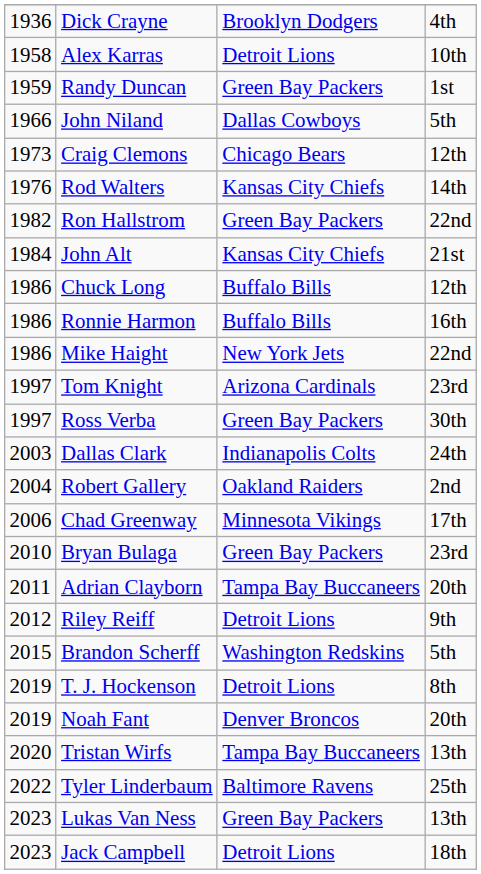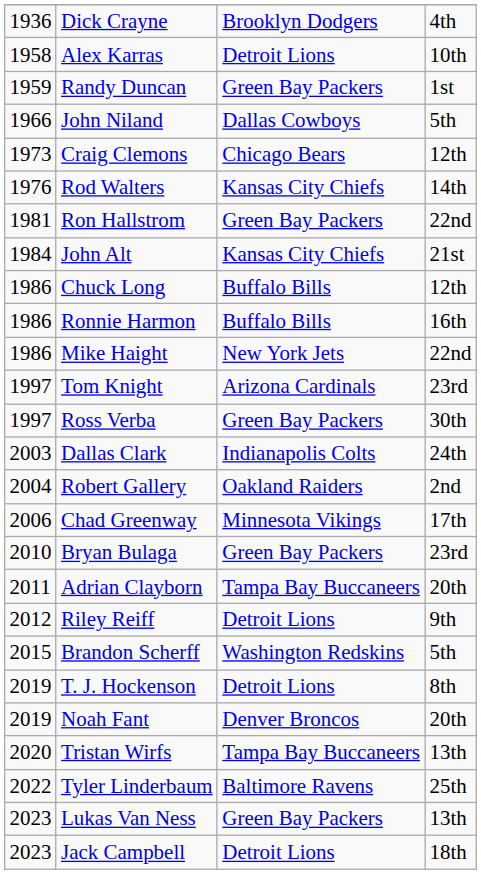(30, 220) 1982 -> (30, 220) 1981
